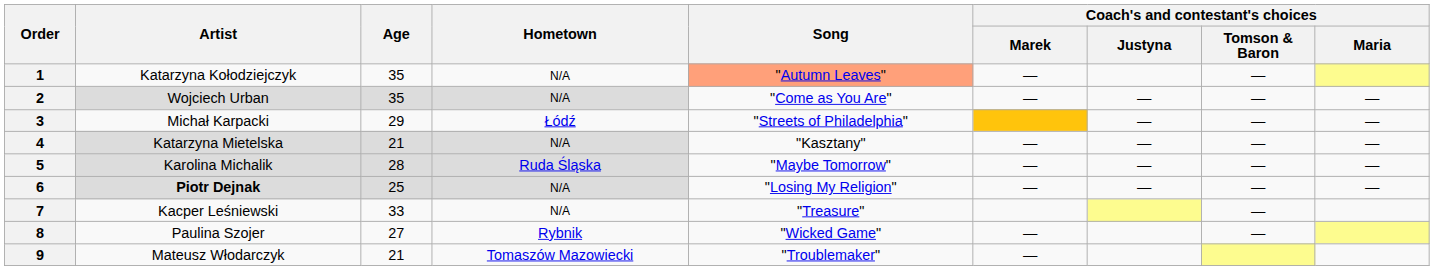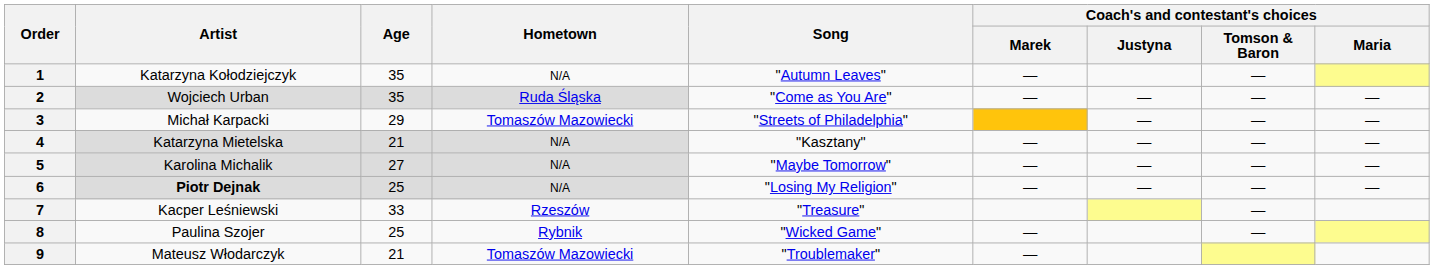(831, 75) lightsalmon background -> (831, 75) no background
(560, 98) N/A -> (560, 97) Ruda Śląska
(560, 120) Łódź -> (560, 119) Tomaszów Mazowiecki
(396, 165) 28 -> (396, 165) 27
(560, 165) Ruda Śląska -> (560, 165) N/A
(560, 211) N/A -> (560, 210) Rzeszów
(396, 233) 27 -> (396, 232) 25
